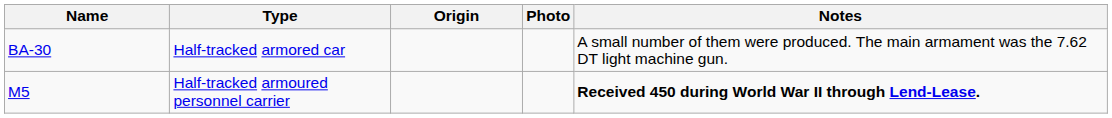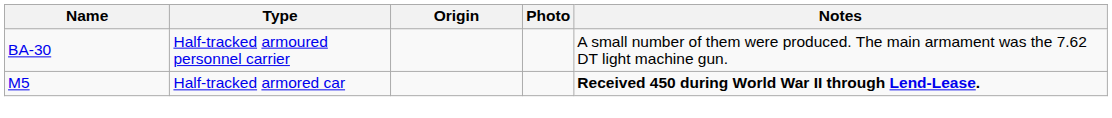(259, 50) Half-tracked armored car -> (251, 50) Half-tracked armoured personnel carrier
(251, 92) Half-tracked armoured personnel carrier -> (259, 83) Half-tracked armored car
